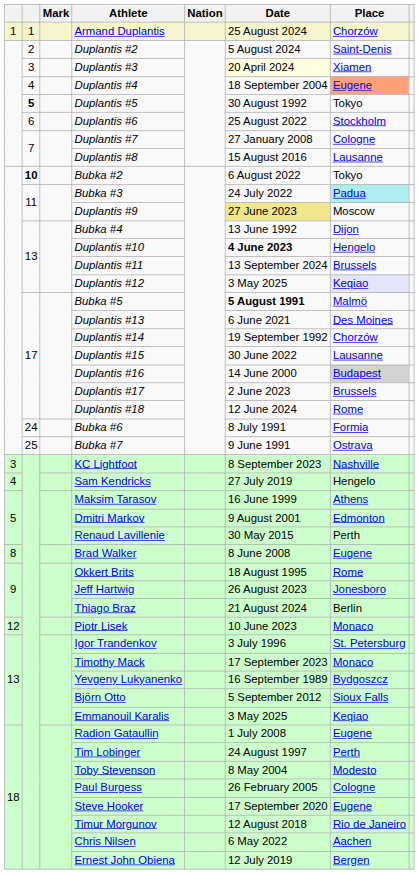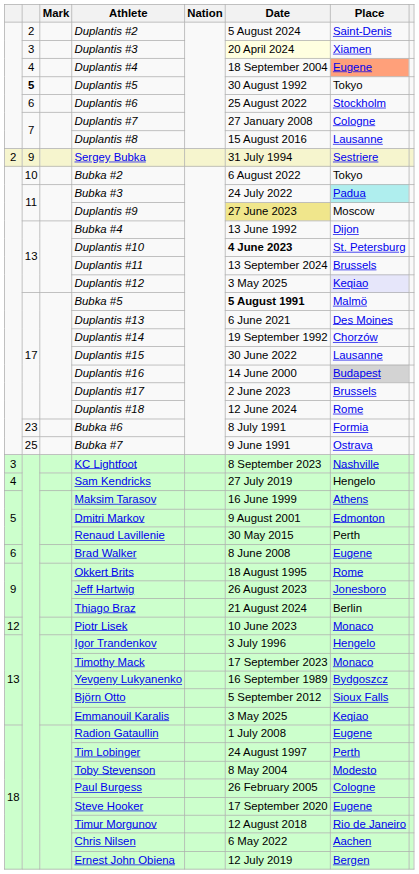- row: (120, 31)
+ row: (110, 157)
(31, 175) bold -> (31, 175) normal
(354, 247) Hengelo -> (369, 247) St. Petersburg
(31, 427) 24 -> (31, 427) 23
(13, 553) 8 -> (13, 553) 6
(369, 644) St. Petersburg -> (354, 644) Hengelo
